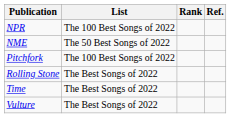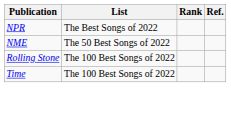(119, 27) The 100 Best Songs of 2022 -> (111, 27) The Best Songs of 2022
- row: (25, 58)
(111, 74) The Best Songs of 2022 -> (119, 58) The 100 Best Songs of 2022
(111, 89) The Best Songs of 2022 -> (119, 74) The 100 Best Songs of 2022
- row: (21, 105)
